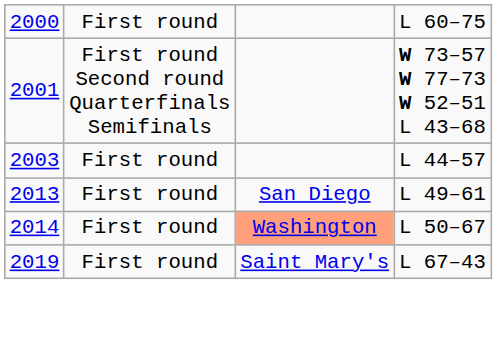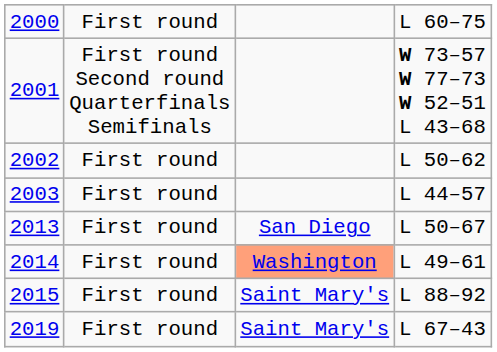+ row: (35, 161)
(442, 194) L 49–61 -> (442, 228) L 50–67
(442, 228) L 50–67 -> (442, 262) L 49–61
+ row: (35, 295)
